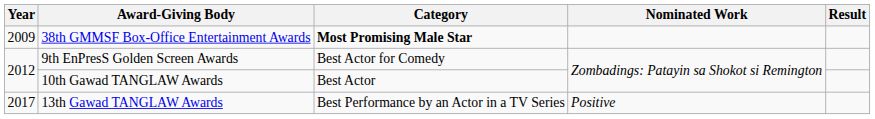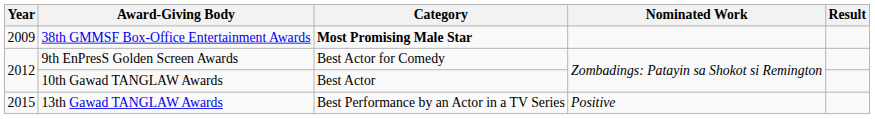(21, 102) 2017 -> (21, 102) 2015
